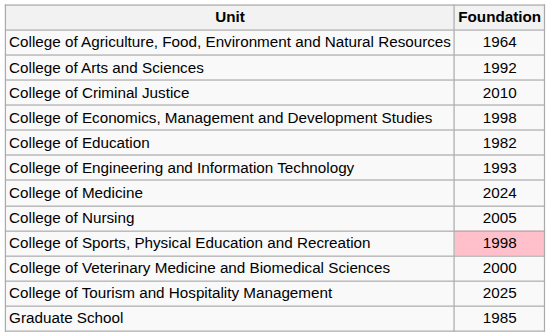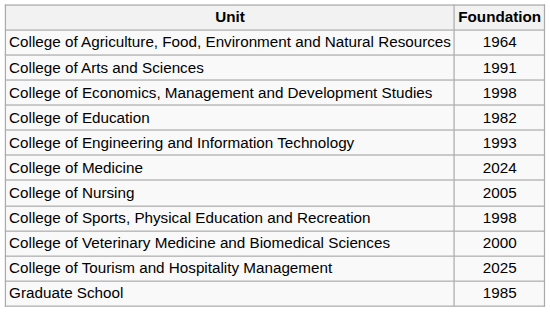(500, 68) 1992 -> (500, 68) 1991
- row: (99, 93)
(500, 243) pink background -> (500, 218) no background
